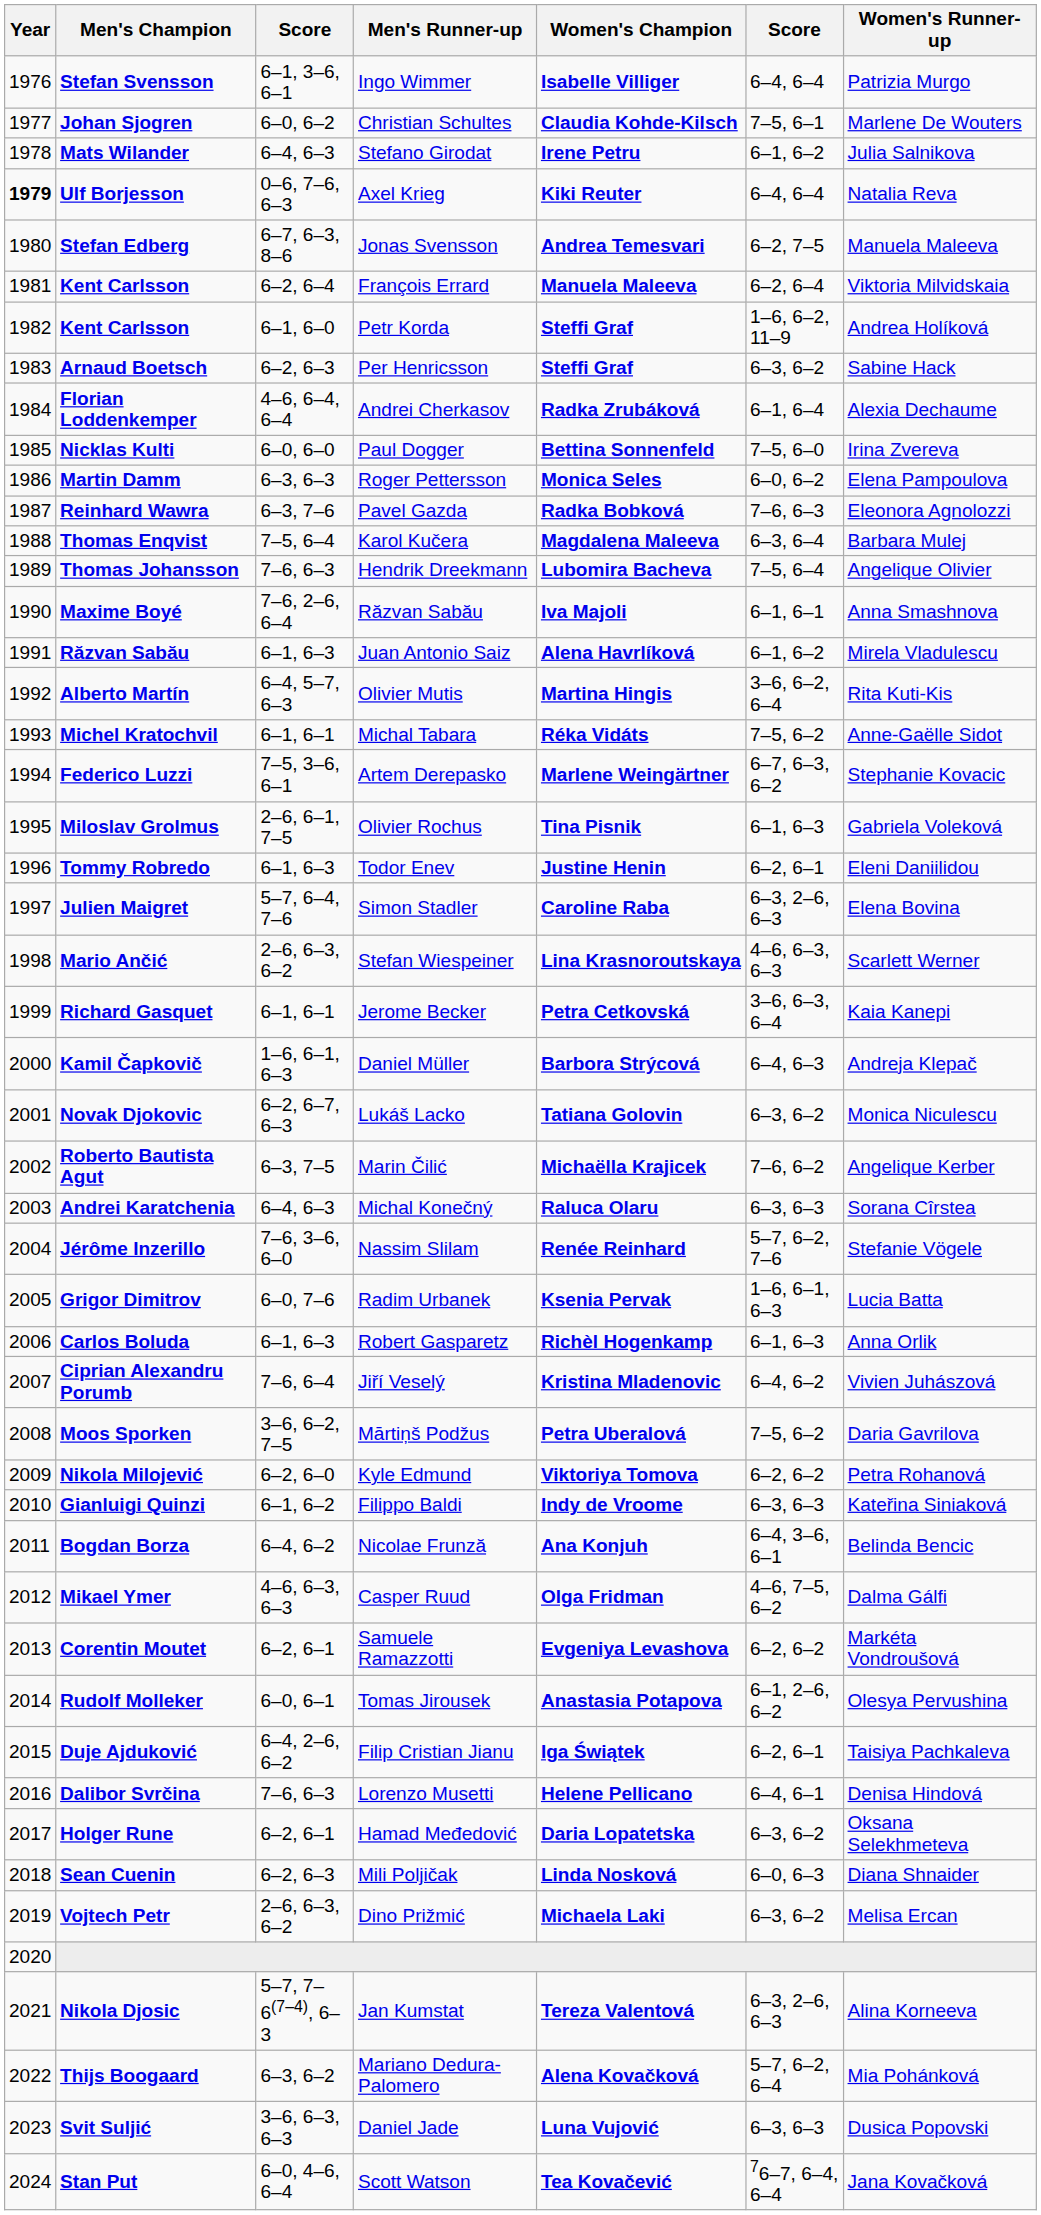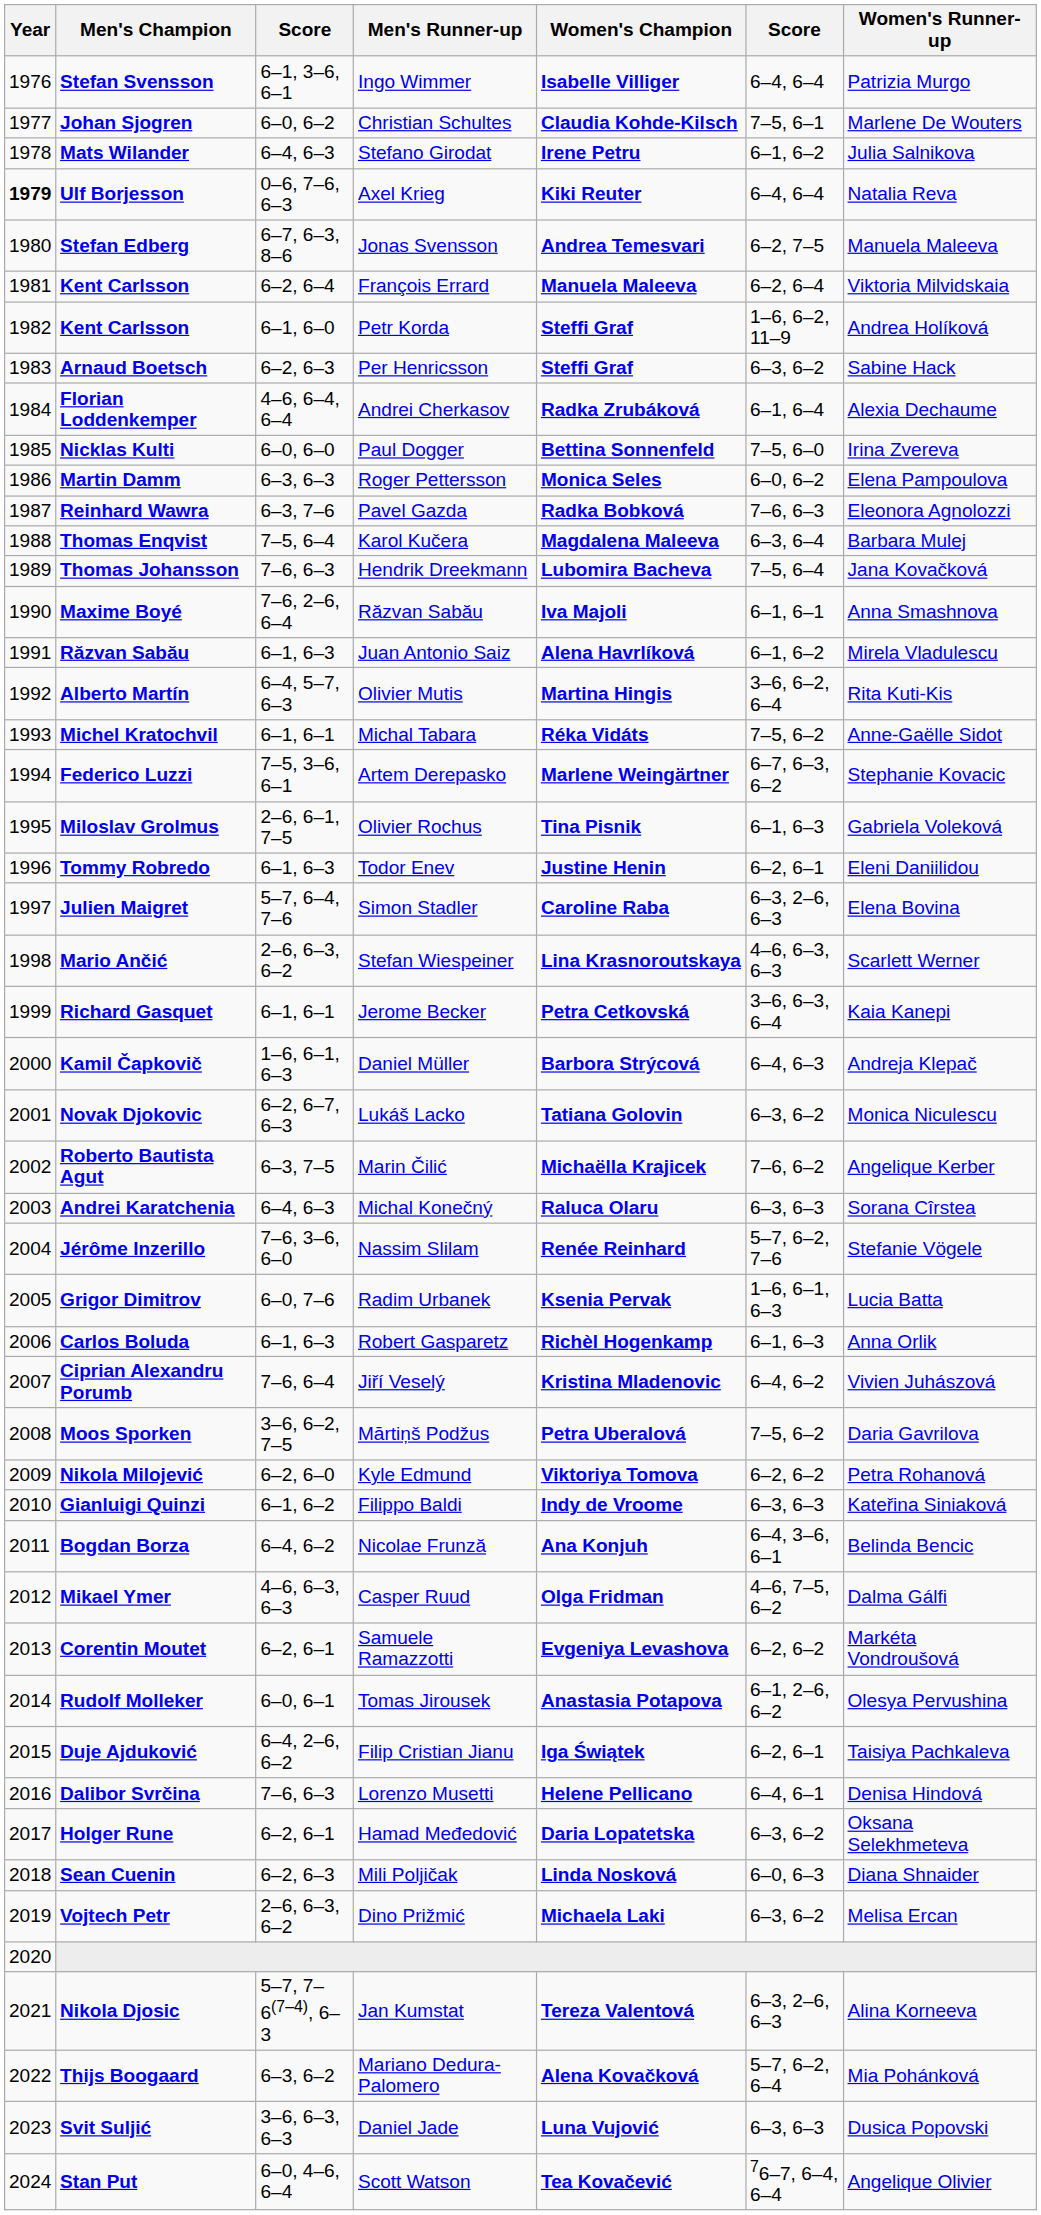(920, 570) Angelique Olivier -> (917, 570) Jana Kovačková
(917, 2181) Jana Kovačková -> (920, 2181) Angelique Olivier
